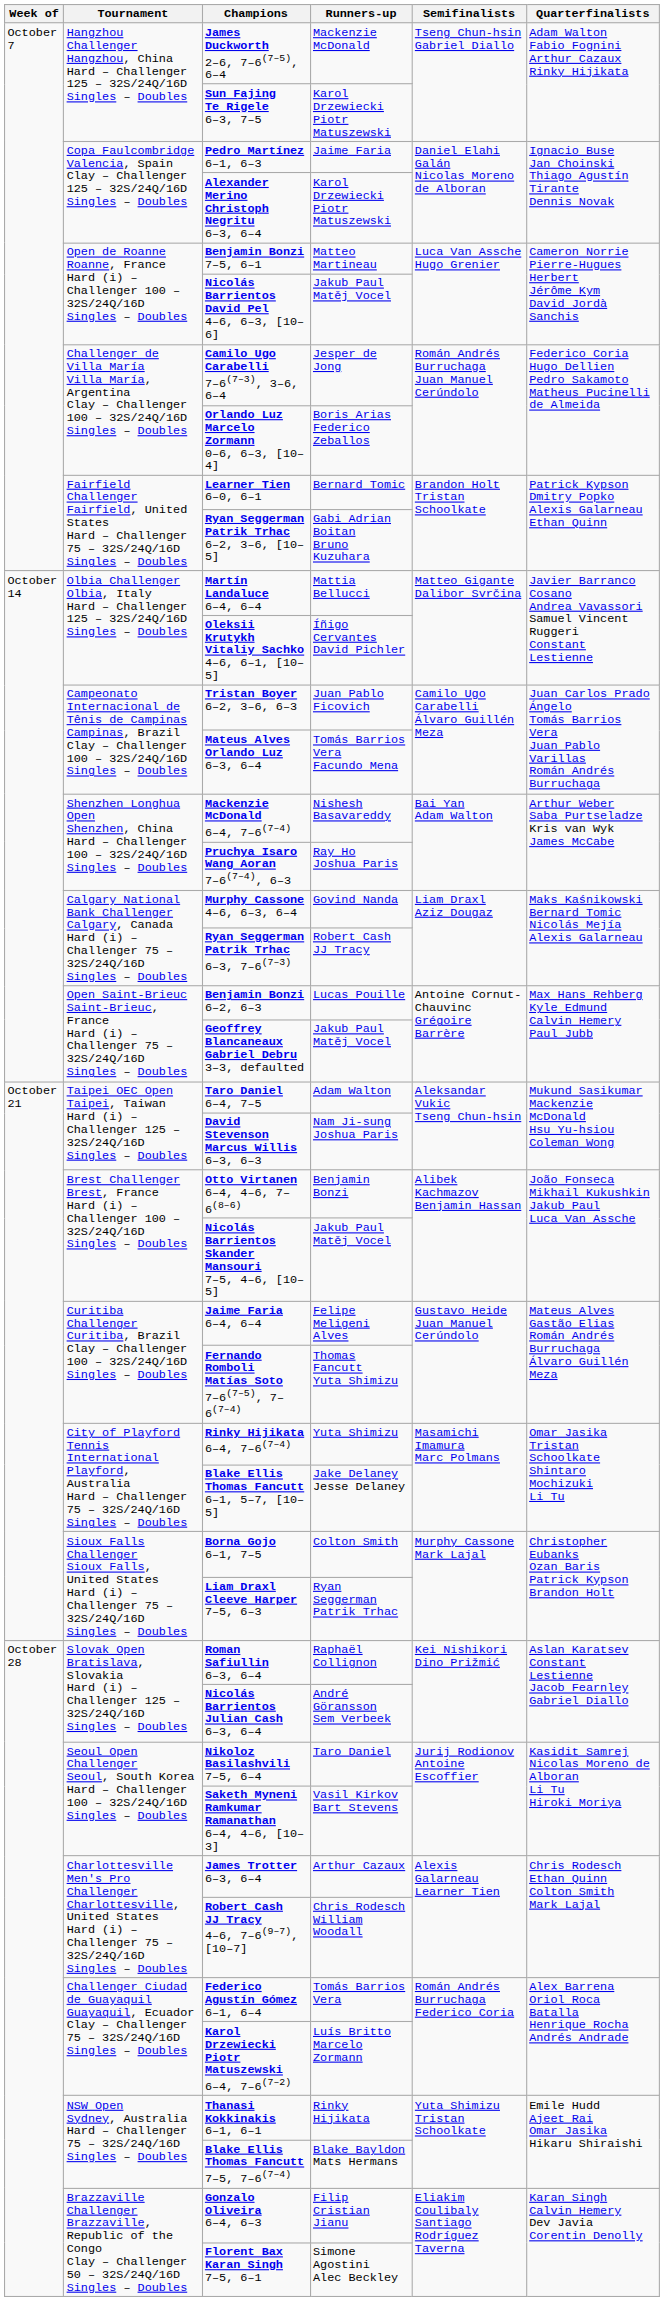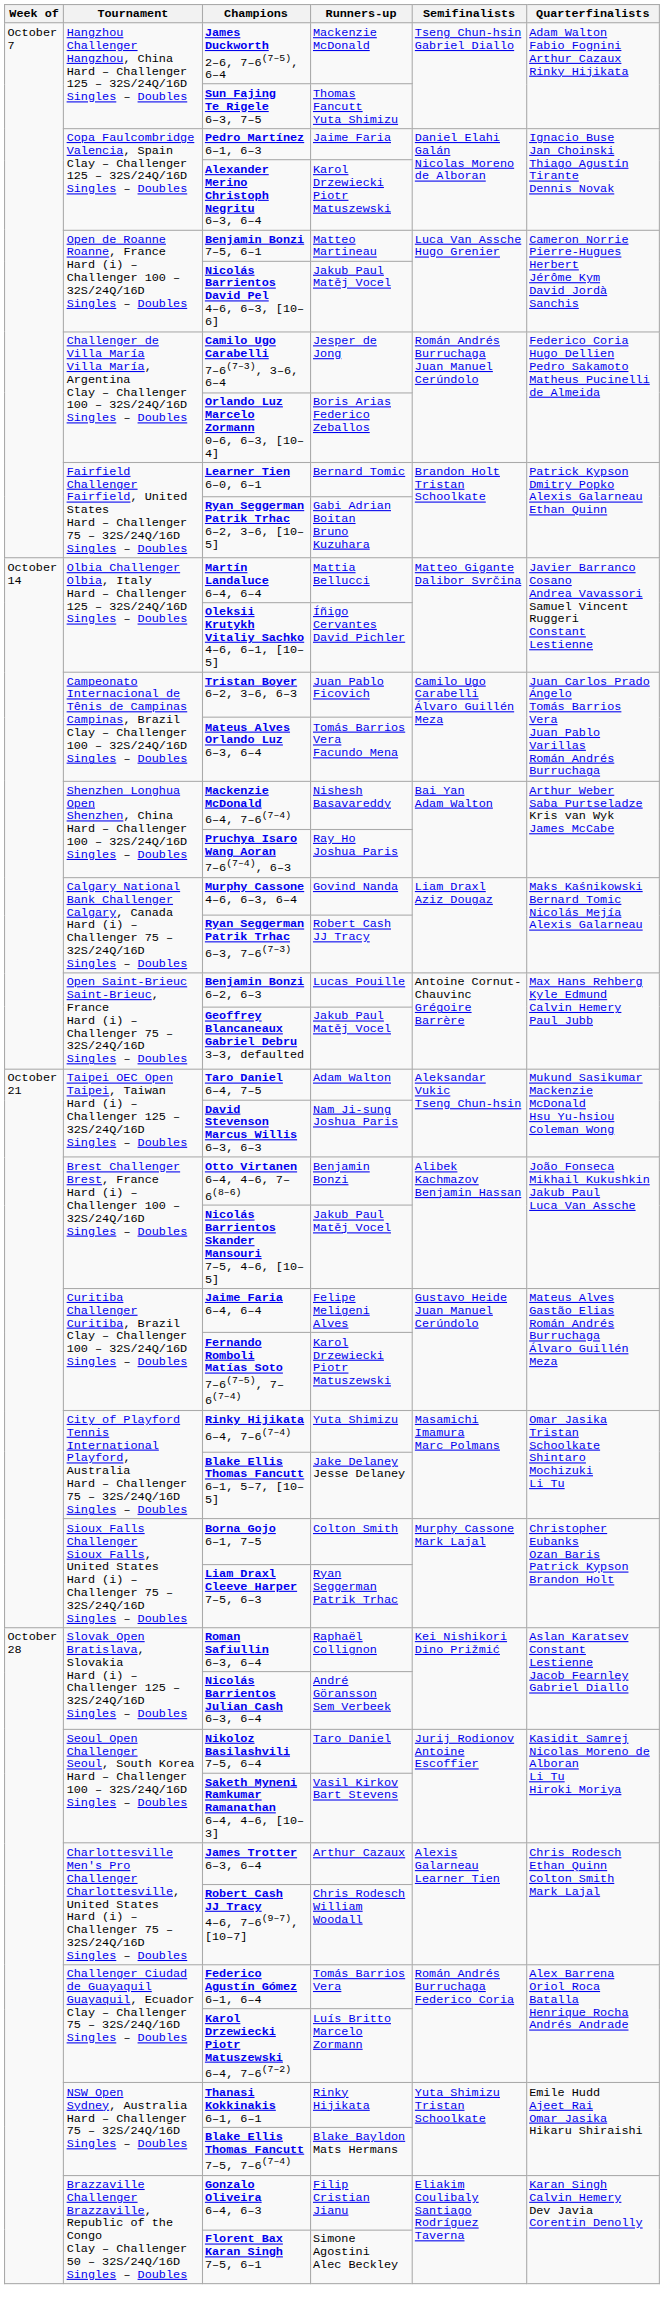(352, 113) Karol Drzewiecki Piotr Matuszewski -> (356, 106) Thomas Fancutt Yuta Shimizu
(356, 1368) Thomas Fancutt Yuta Shimizu -> (352, 1361) Karol Drzewiecki Piotr Matuszewski
